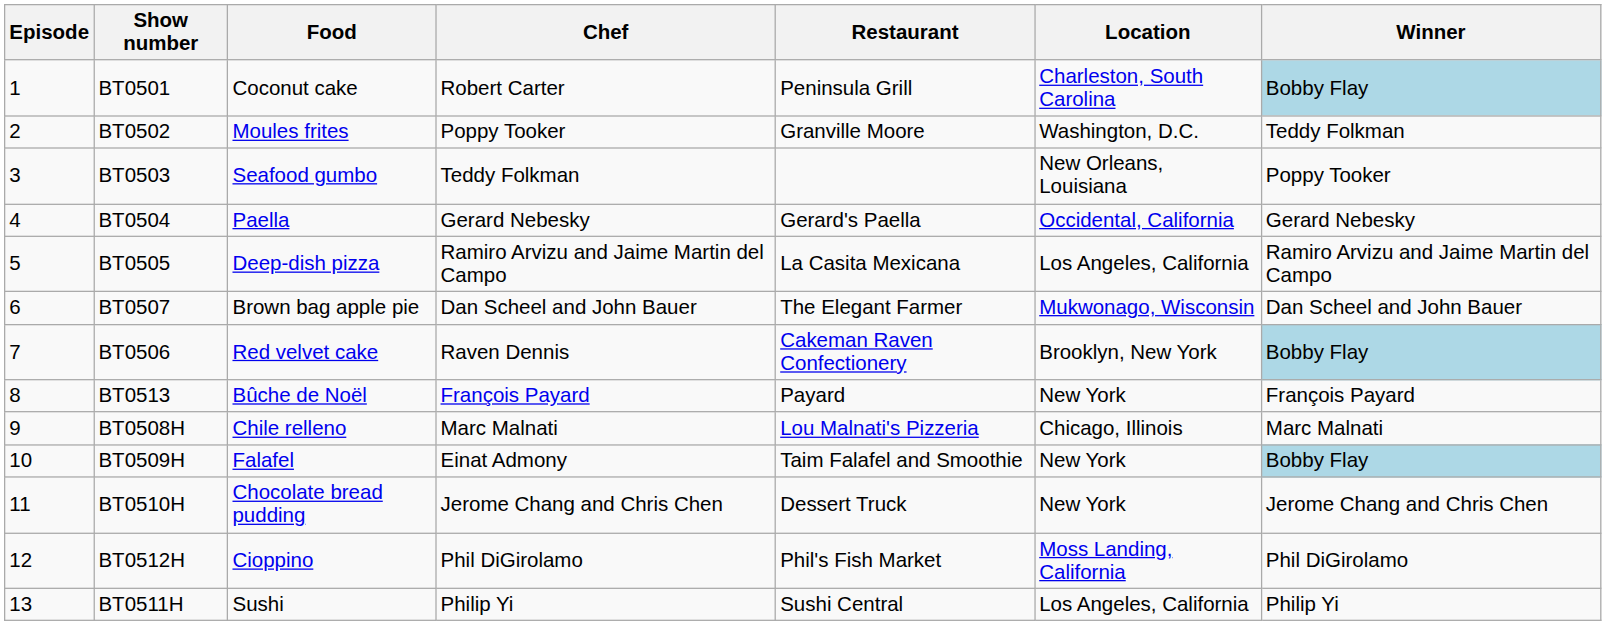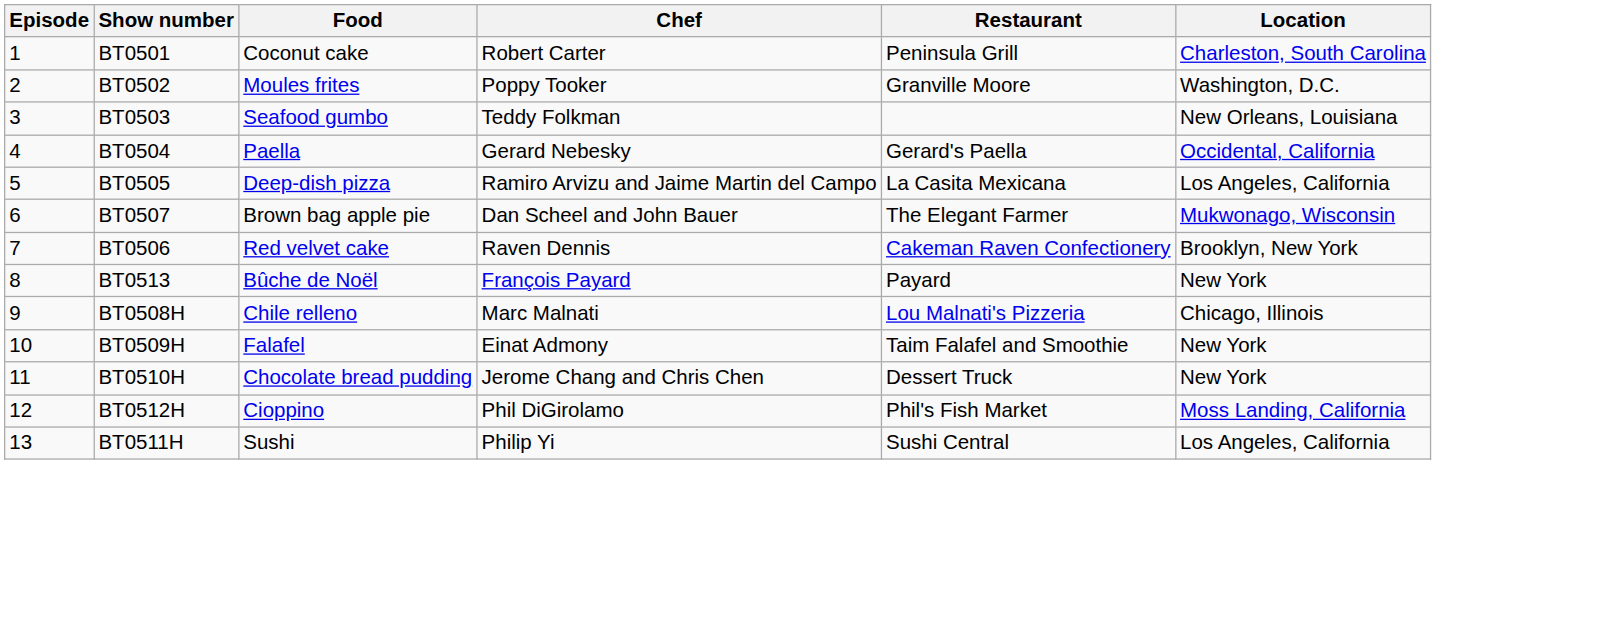- column: (1431, 32)
